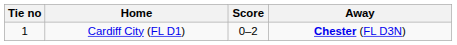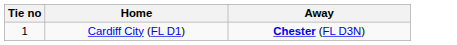- column: (248, 13)
